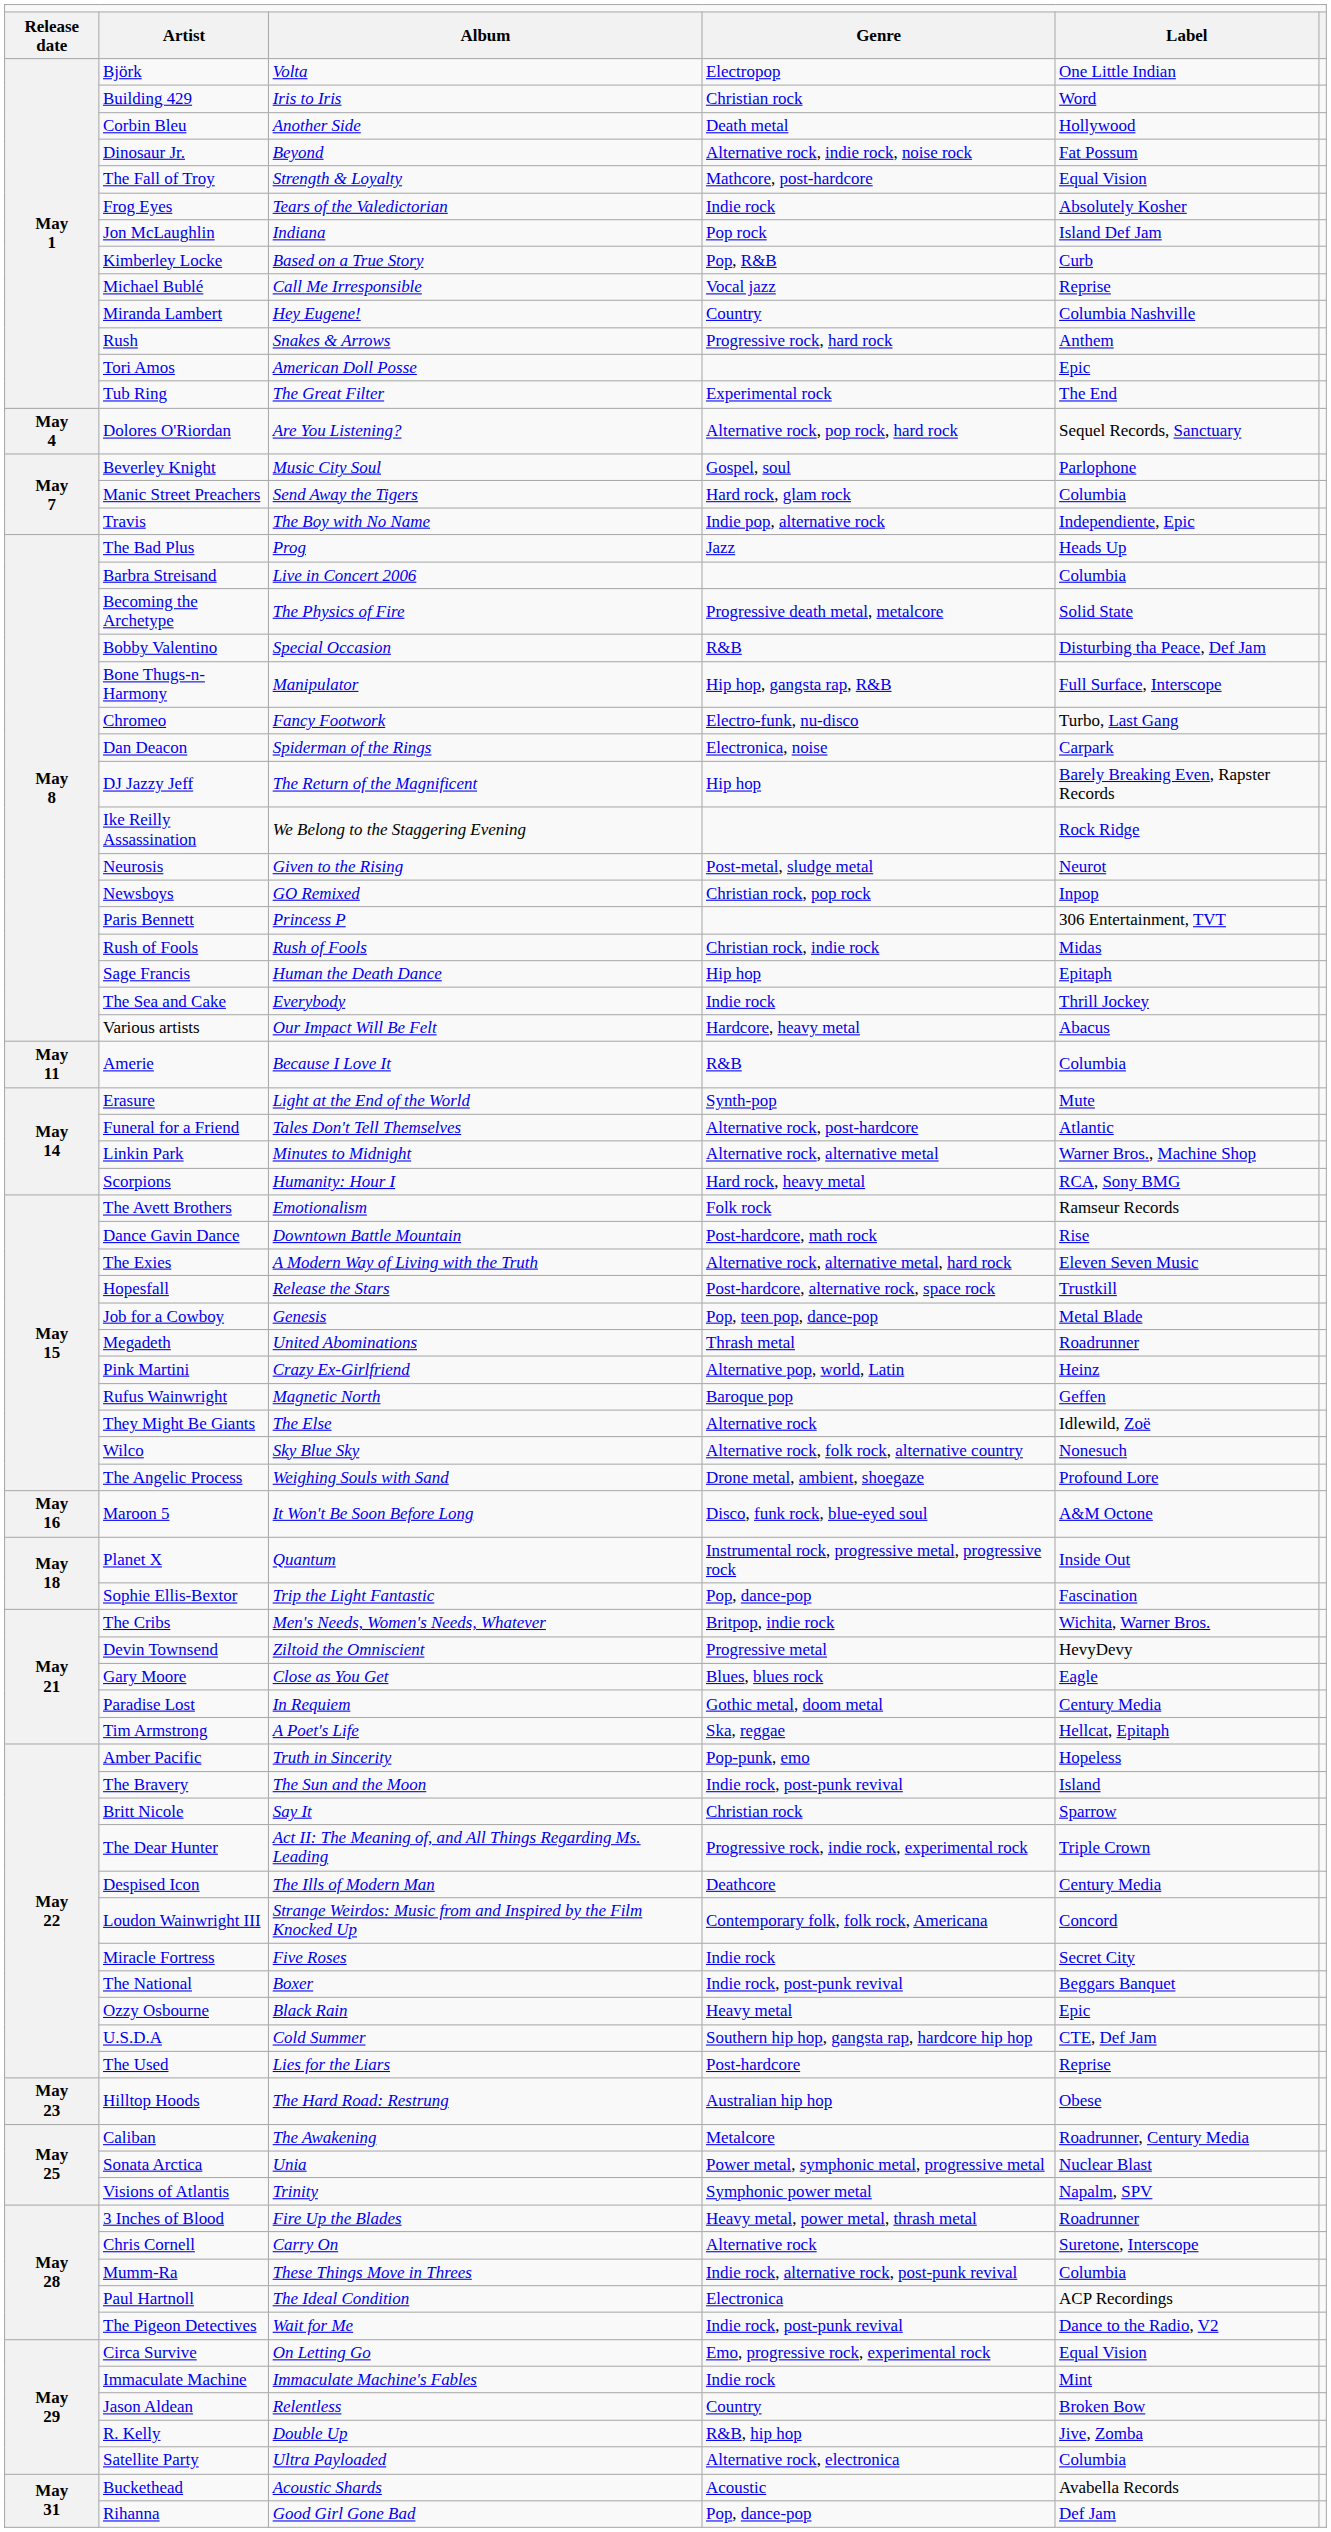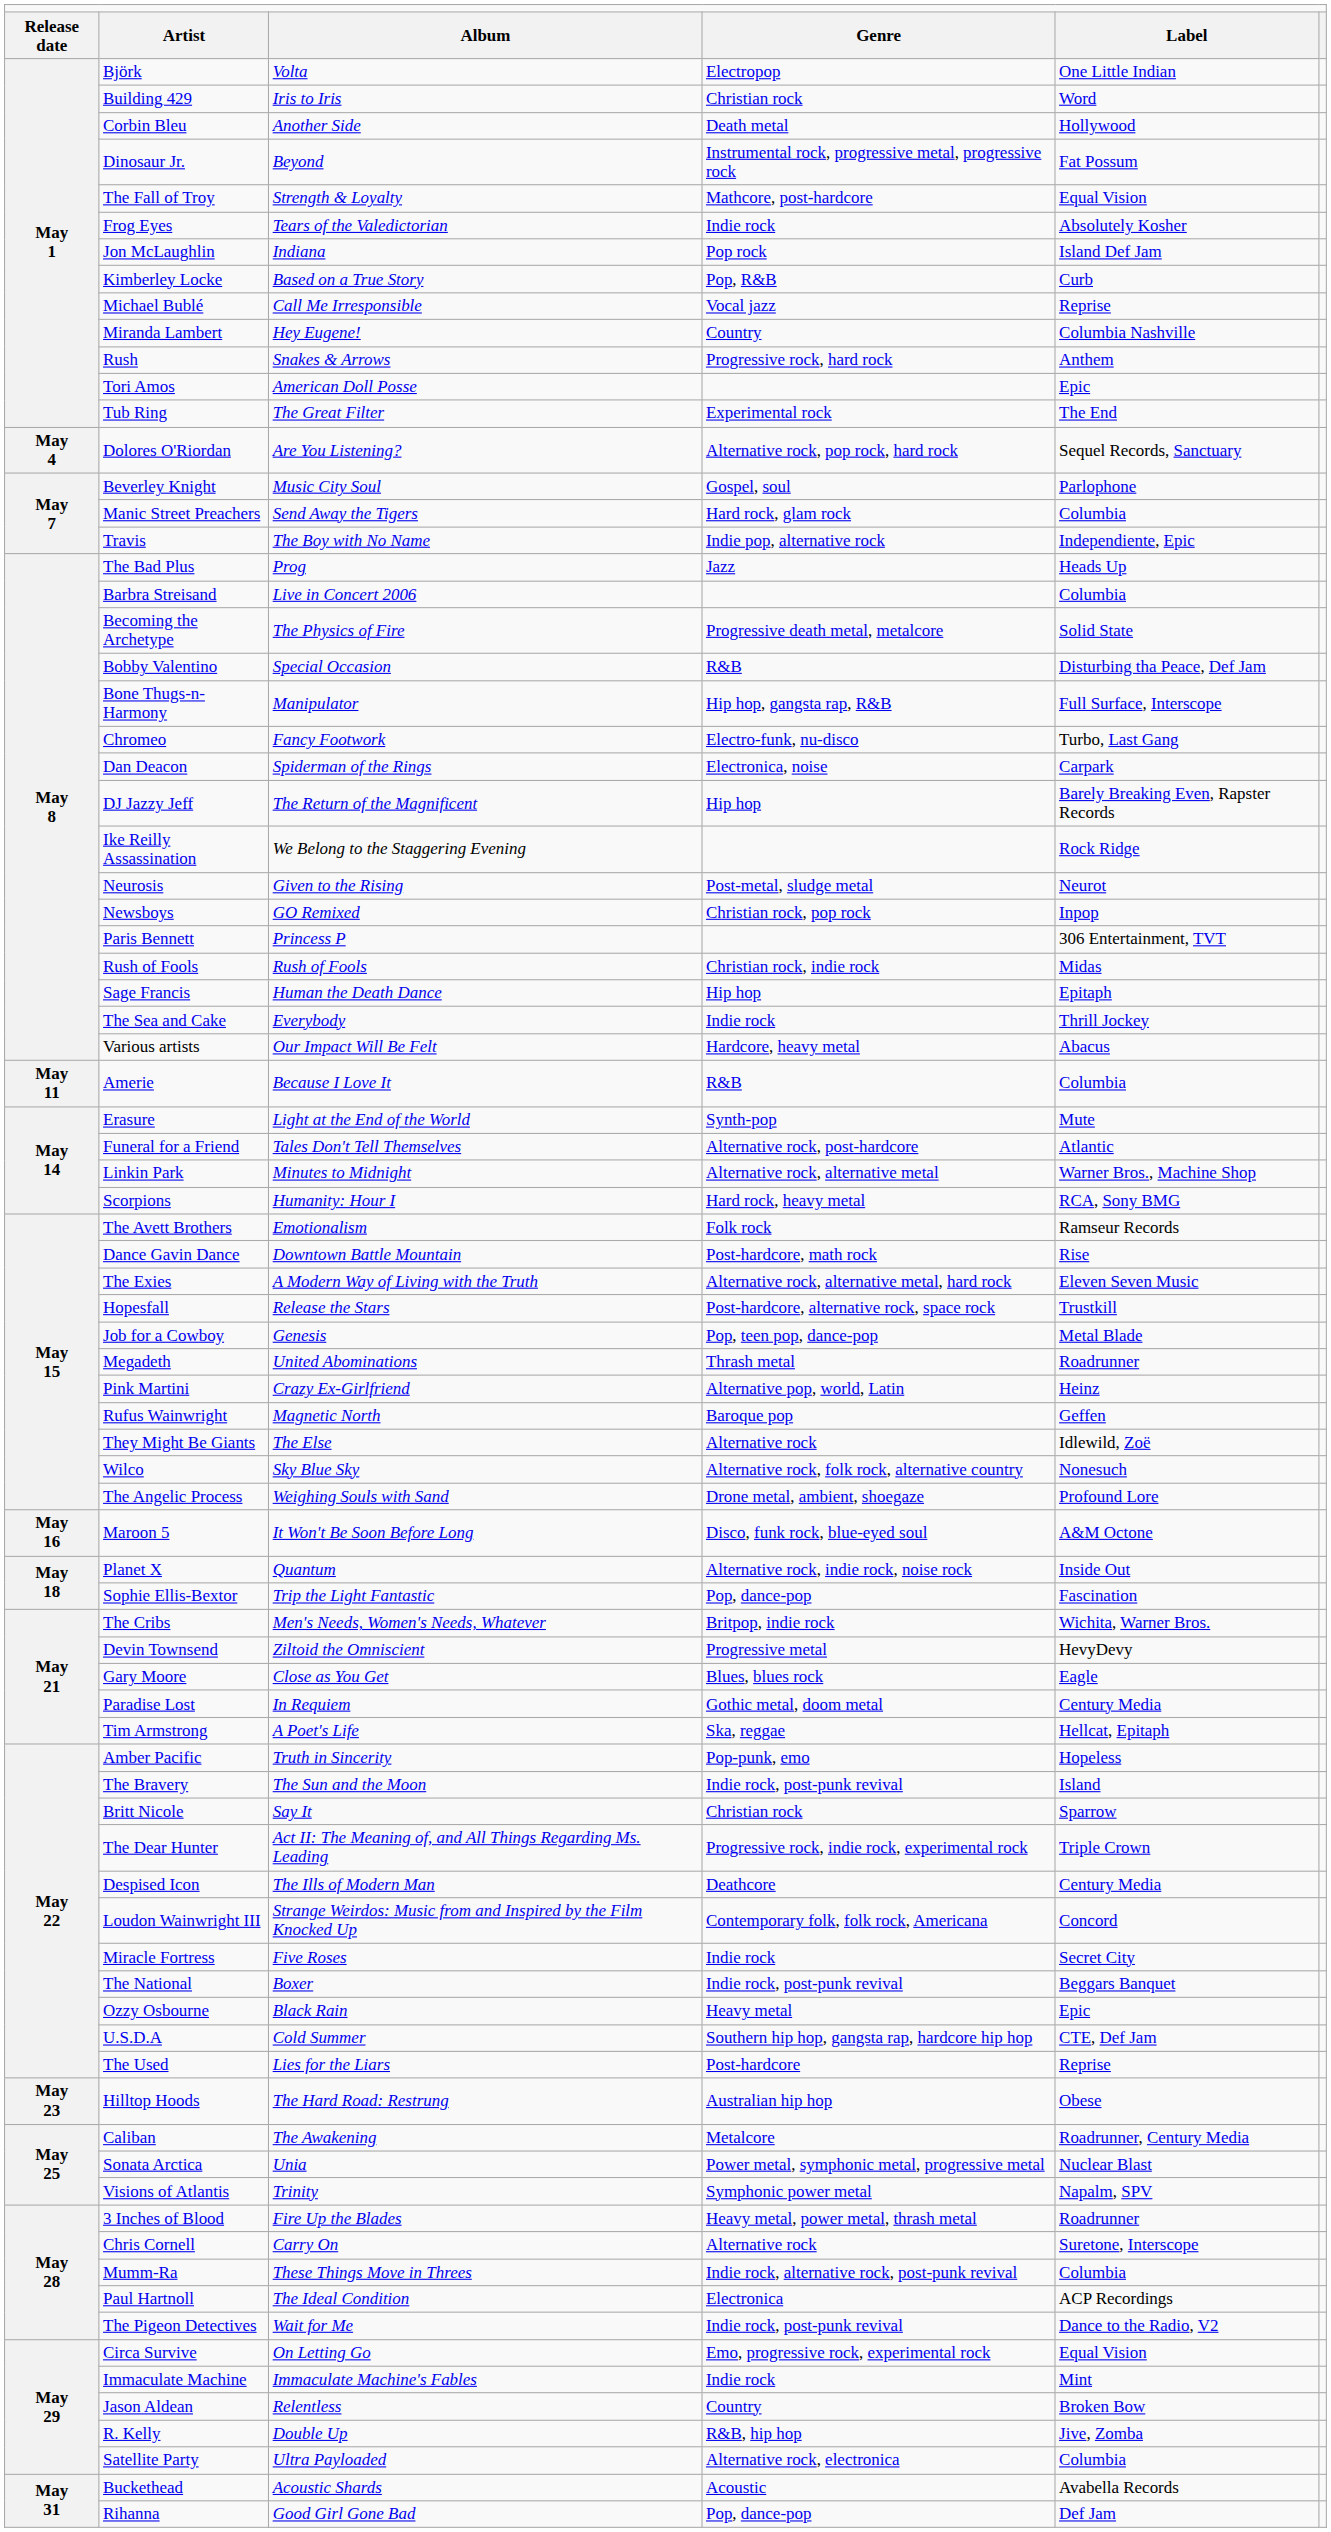(839, 152) Alternative rock, indie rock, noise rock -> (874, 161) Instrumental rock, progressive metal, progressive rock
(874, 1559) Instrumental rock, progressive metal, progressive rock -> (839, 1569) Alternative rock, indie rock, noise rock
